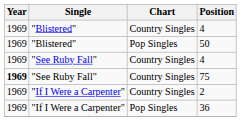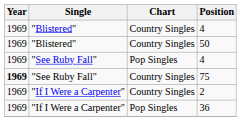(153, 44) Pop Singles -> (162, 44) Country Singles
(162, 60) Country Singles -> (153, 60) Pop Singles
